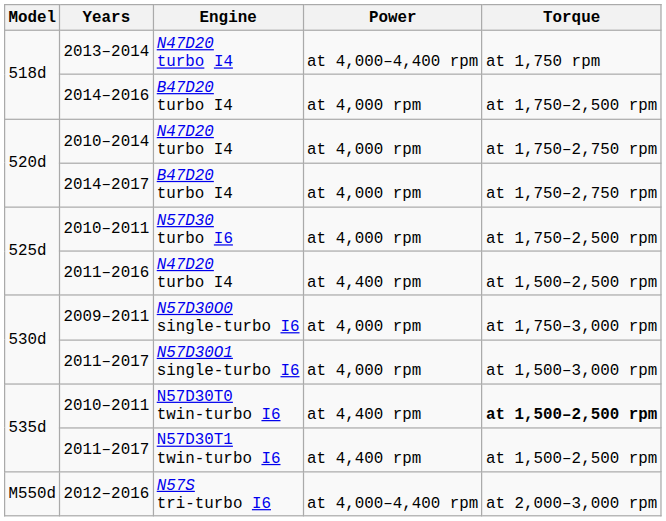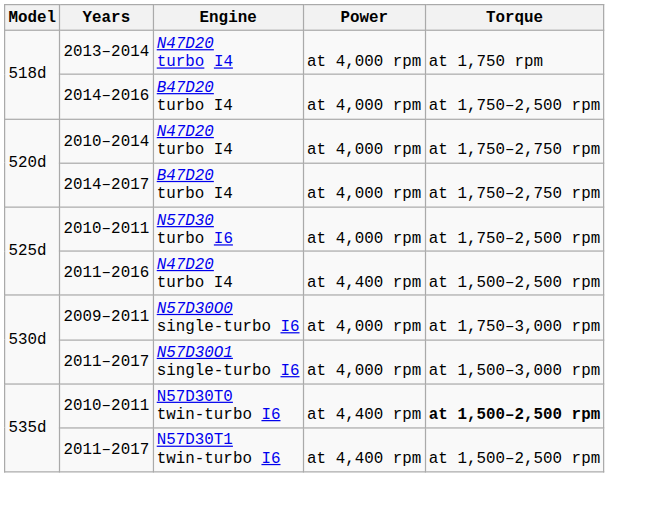(393, 62) at 4,000–4,400 rpm -> (364, 62) at 4,000 rpm
- row: (106, 494)
